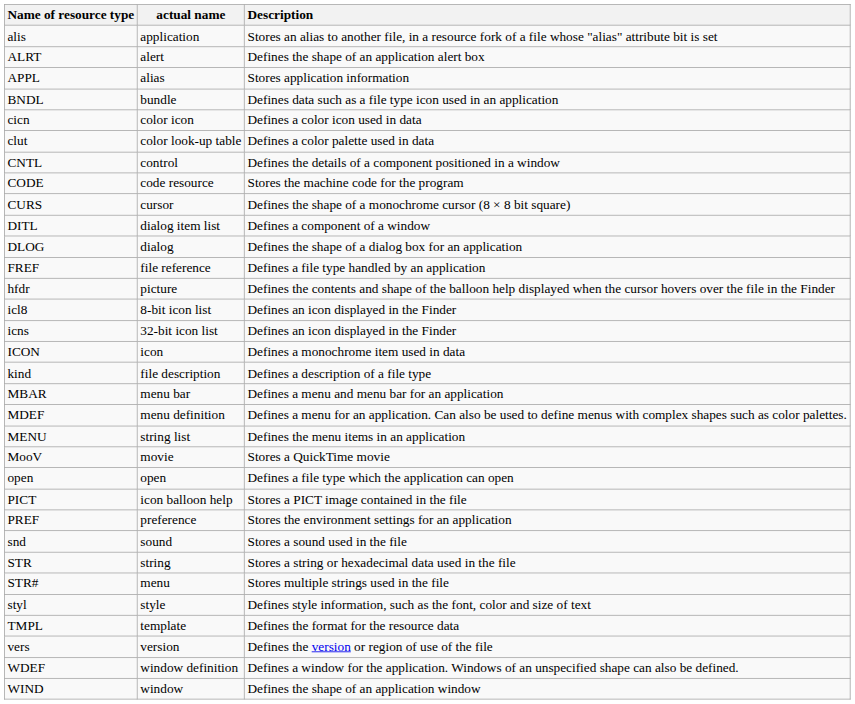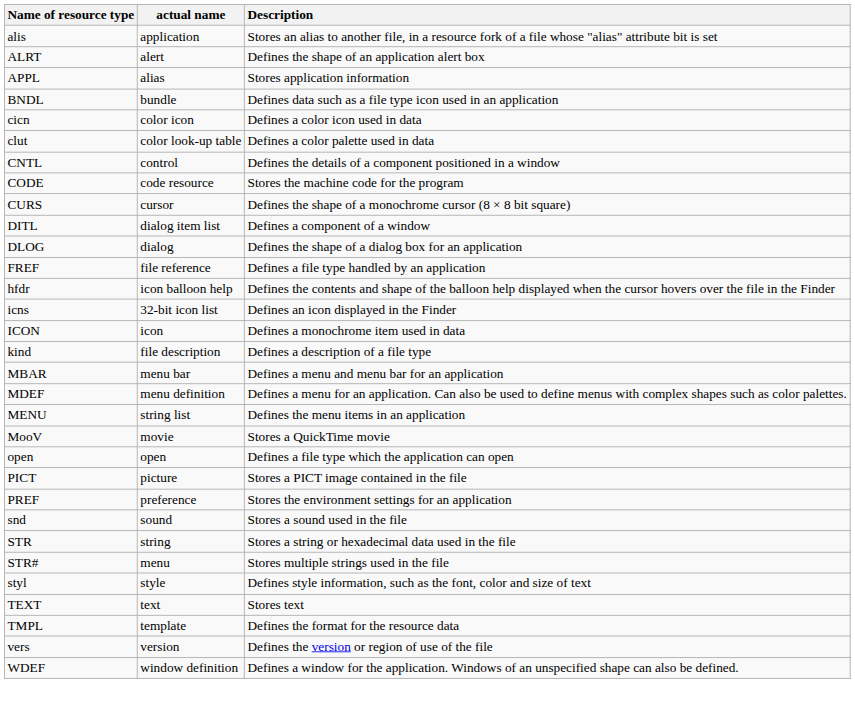(159, 288) picture -> (186, 288) icon balloon help
- row: (17, 309)
(186, 499) icon balloon help -> (159, 478) picture
+ row: (24, 604)
- row: (26, 688)
